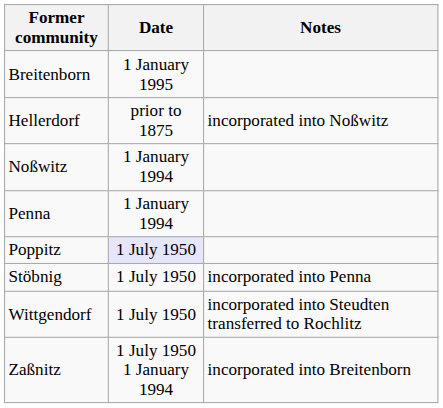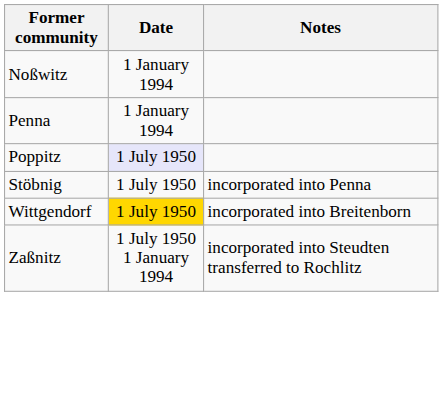- row: (49, 74)
- row: (44, 120)
(156, 314) no background -> (156, 211) gold background
(298, 314) incorporated into Steudten transferred to Rochlitz -> (309, 211) incorporated into Breitenborn
(309, 370) incorporated into Breitenborn -> (298, 258) incorporated into Steudten transferred to Rochlitz
